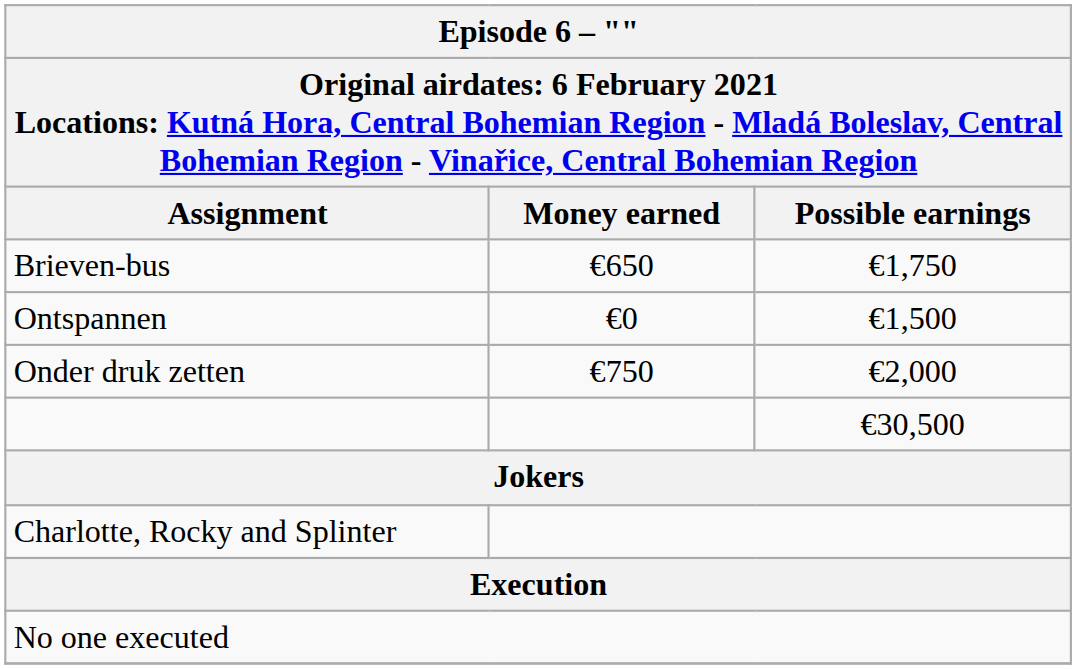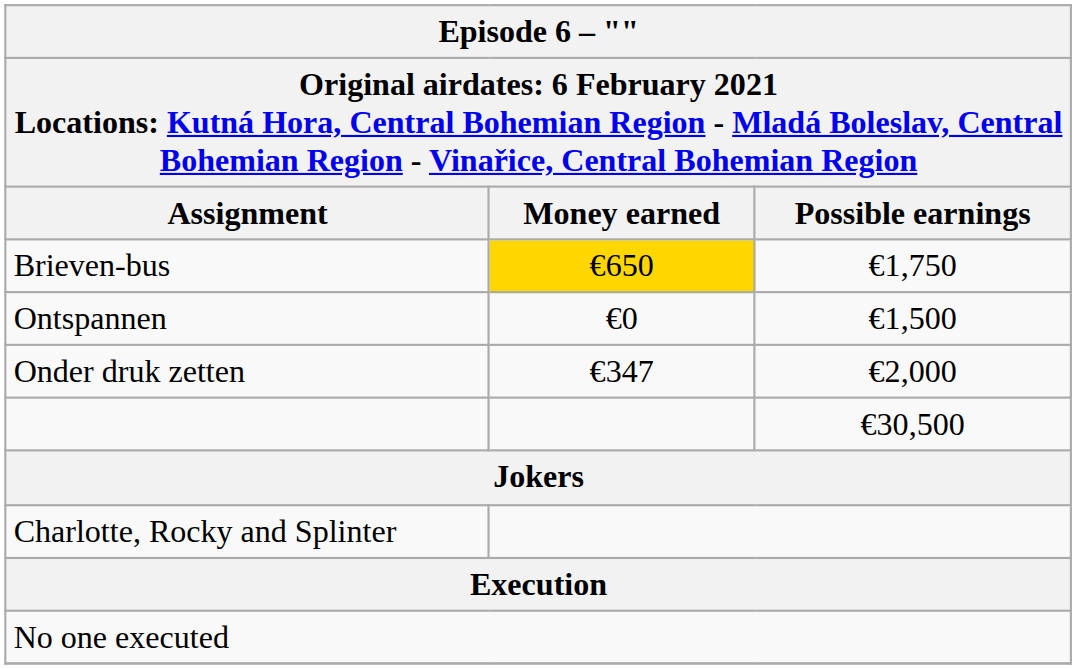(622, 265) no background -> (622, 265) gold background
(622, 371) €750 -> (622, 371) €347
